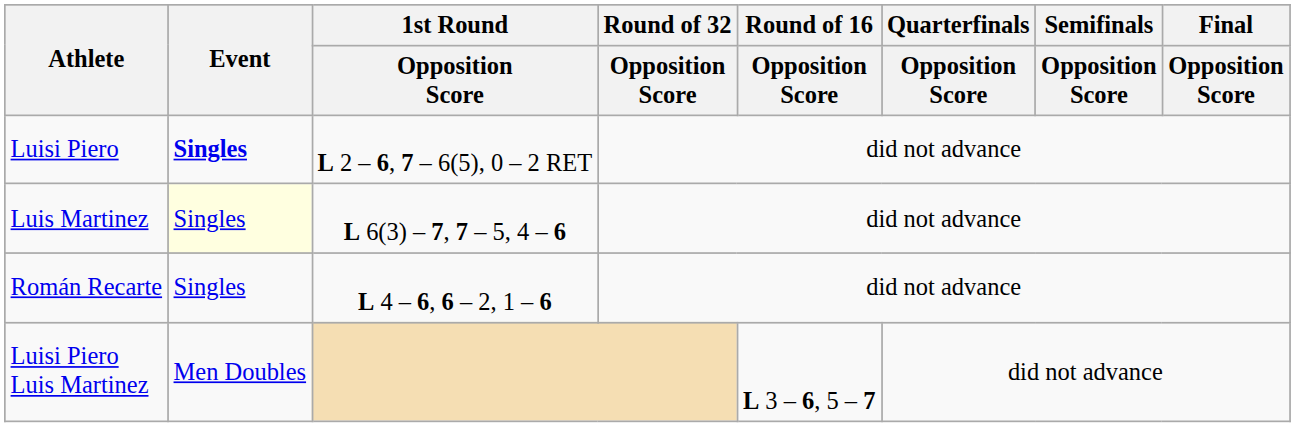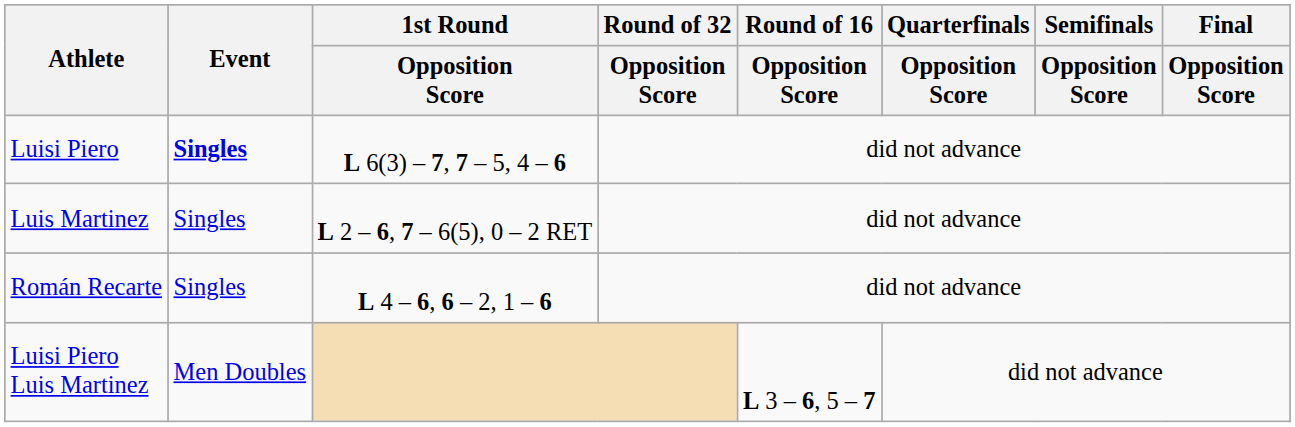(455, 163) L 2 – 6, 7 – 6(5), 0 – 2 RET -> (455, 163) L 6(3) – 7, 7 – 5, 4 – 6
(210, 218) lightyellow background -> (210, 218) no background
(455, 232) L 6(3) – 7, 7 – 5, 4 – 6 -> (455, 232) L 2 – 6, 7 – 6(5), 0 – 2 RET
